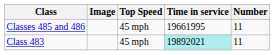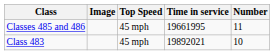(186, 42) paleturquoise background -> (186, 42) no background
(238, 42) 11 -> (238, 42) 10
